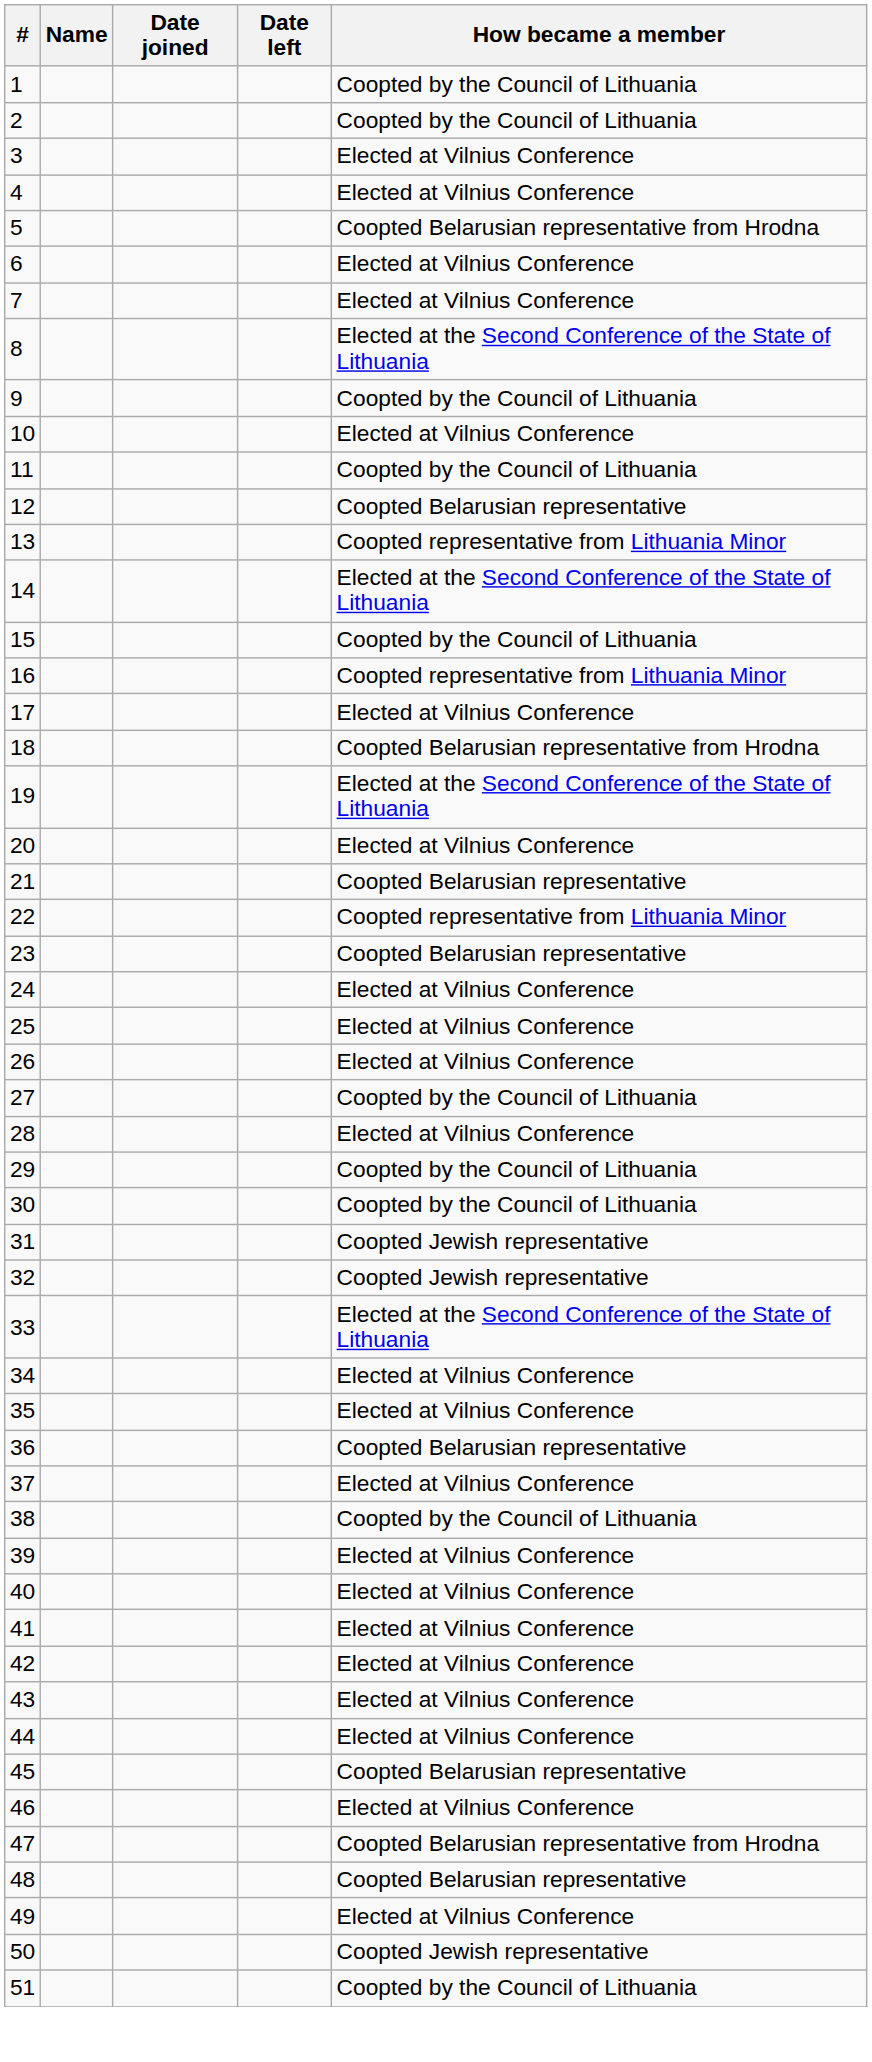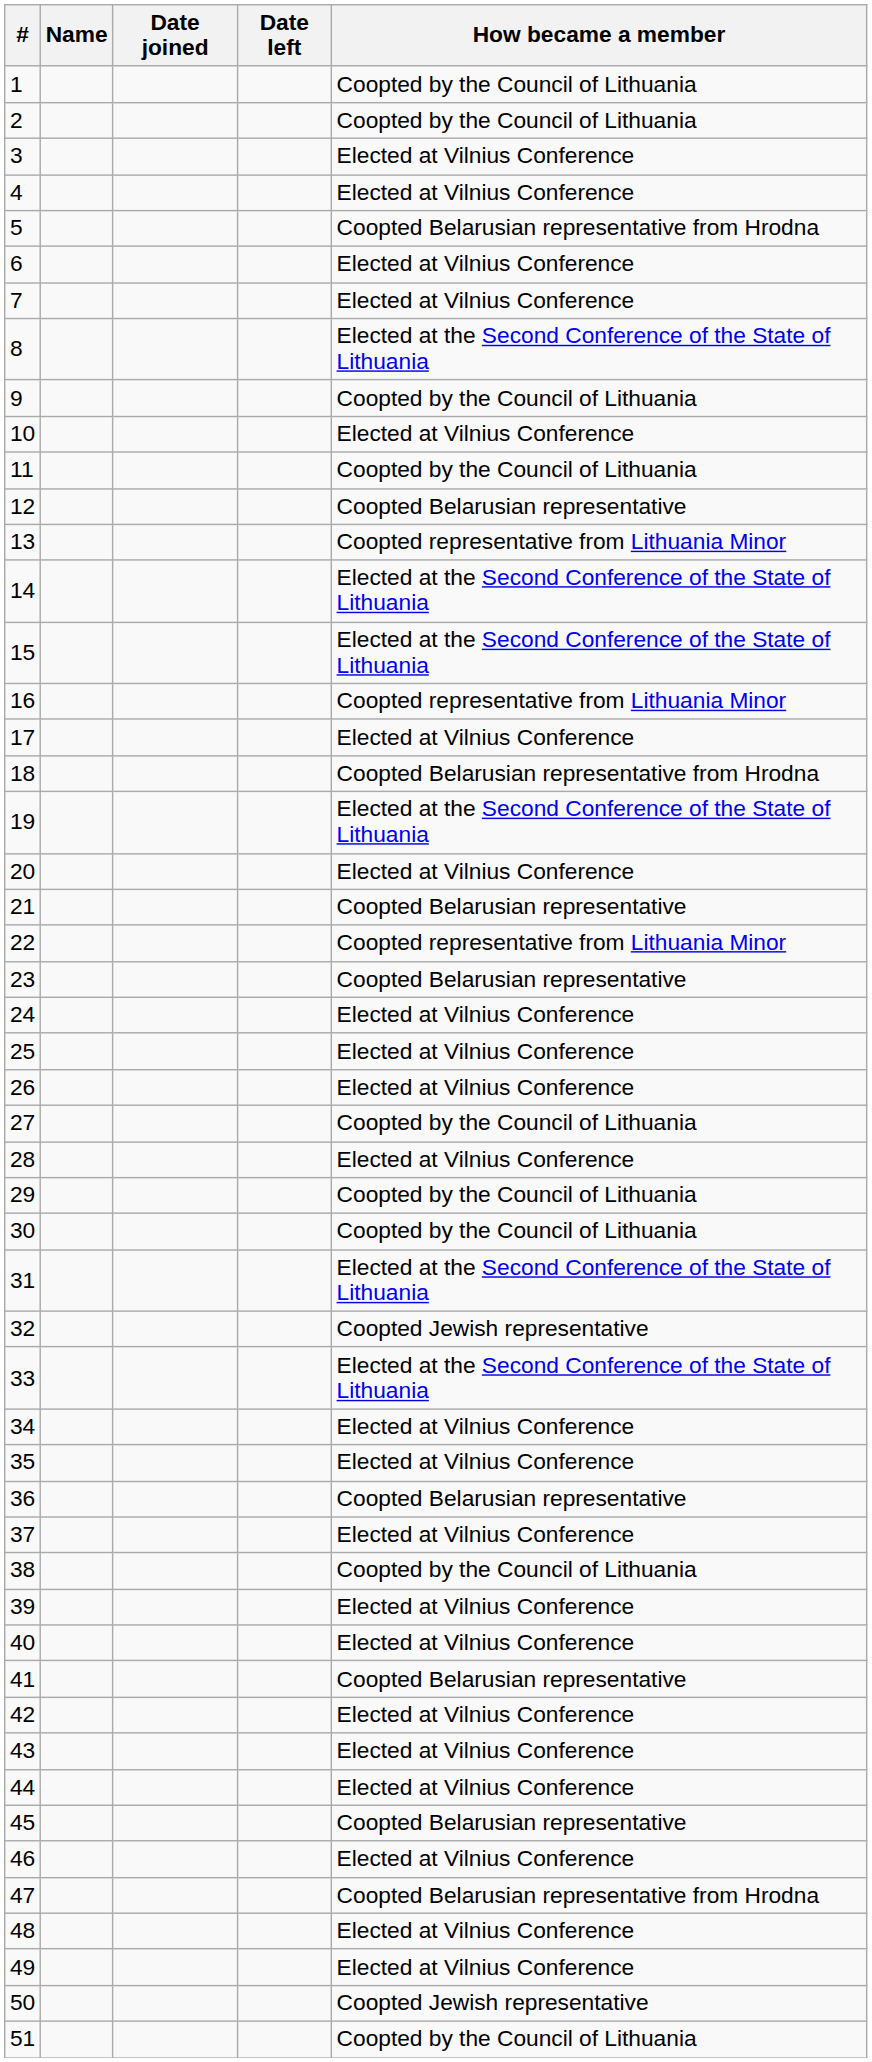(517, 639) Coopted by the Council of Lithuania -> (584, 652) Elected at the Second Conference of the State of Lithuania
(493, 1241) Coopted Jewish representative -> (584, 1280) Elected at the Second Conference of the State of Lithuania
(485, 1627) Elected at Vilnius Conference -> (512, 1678) Coopted Belarusian representative
(512, 1879) Coopted Belarusian representative -> (485, 1930) Elected at Vilnius Conference
